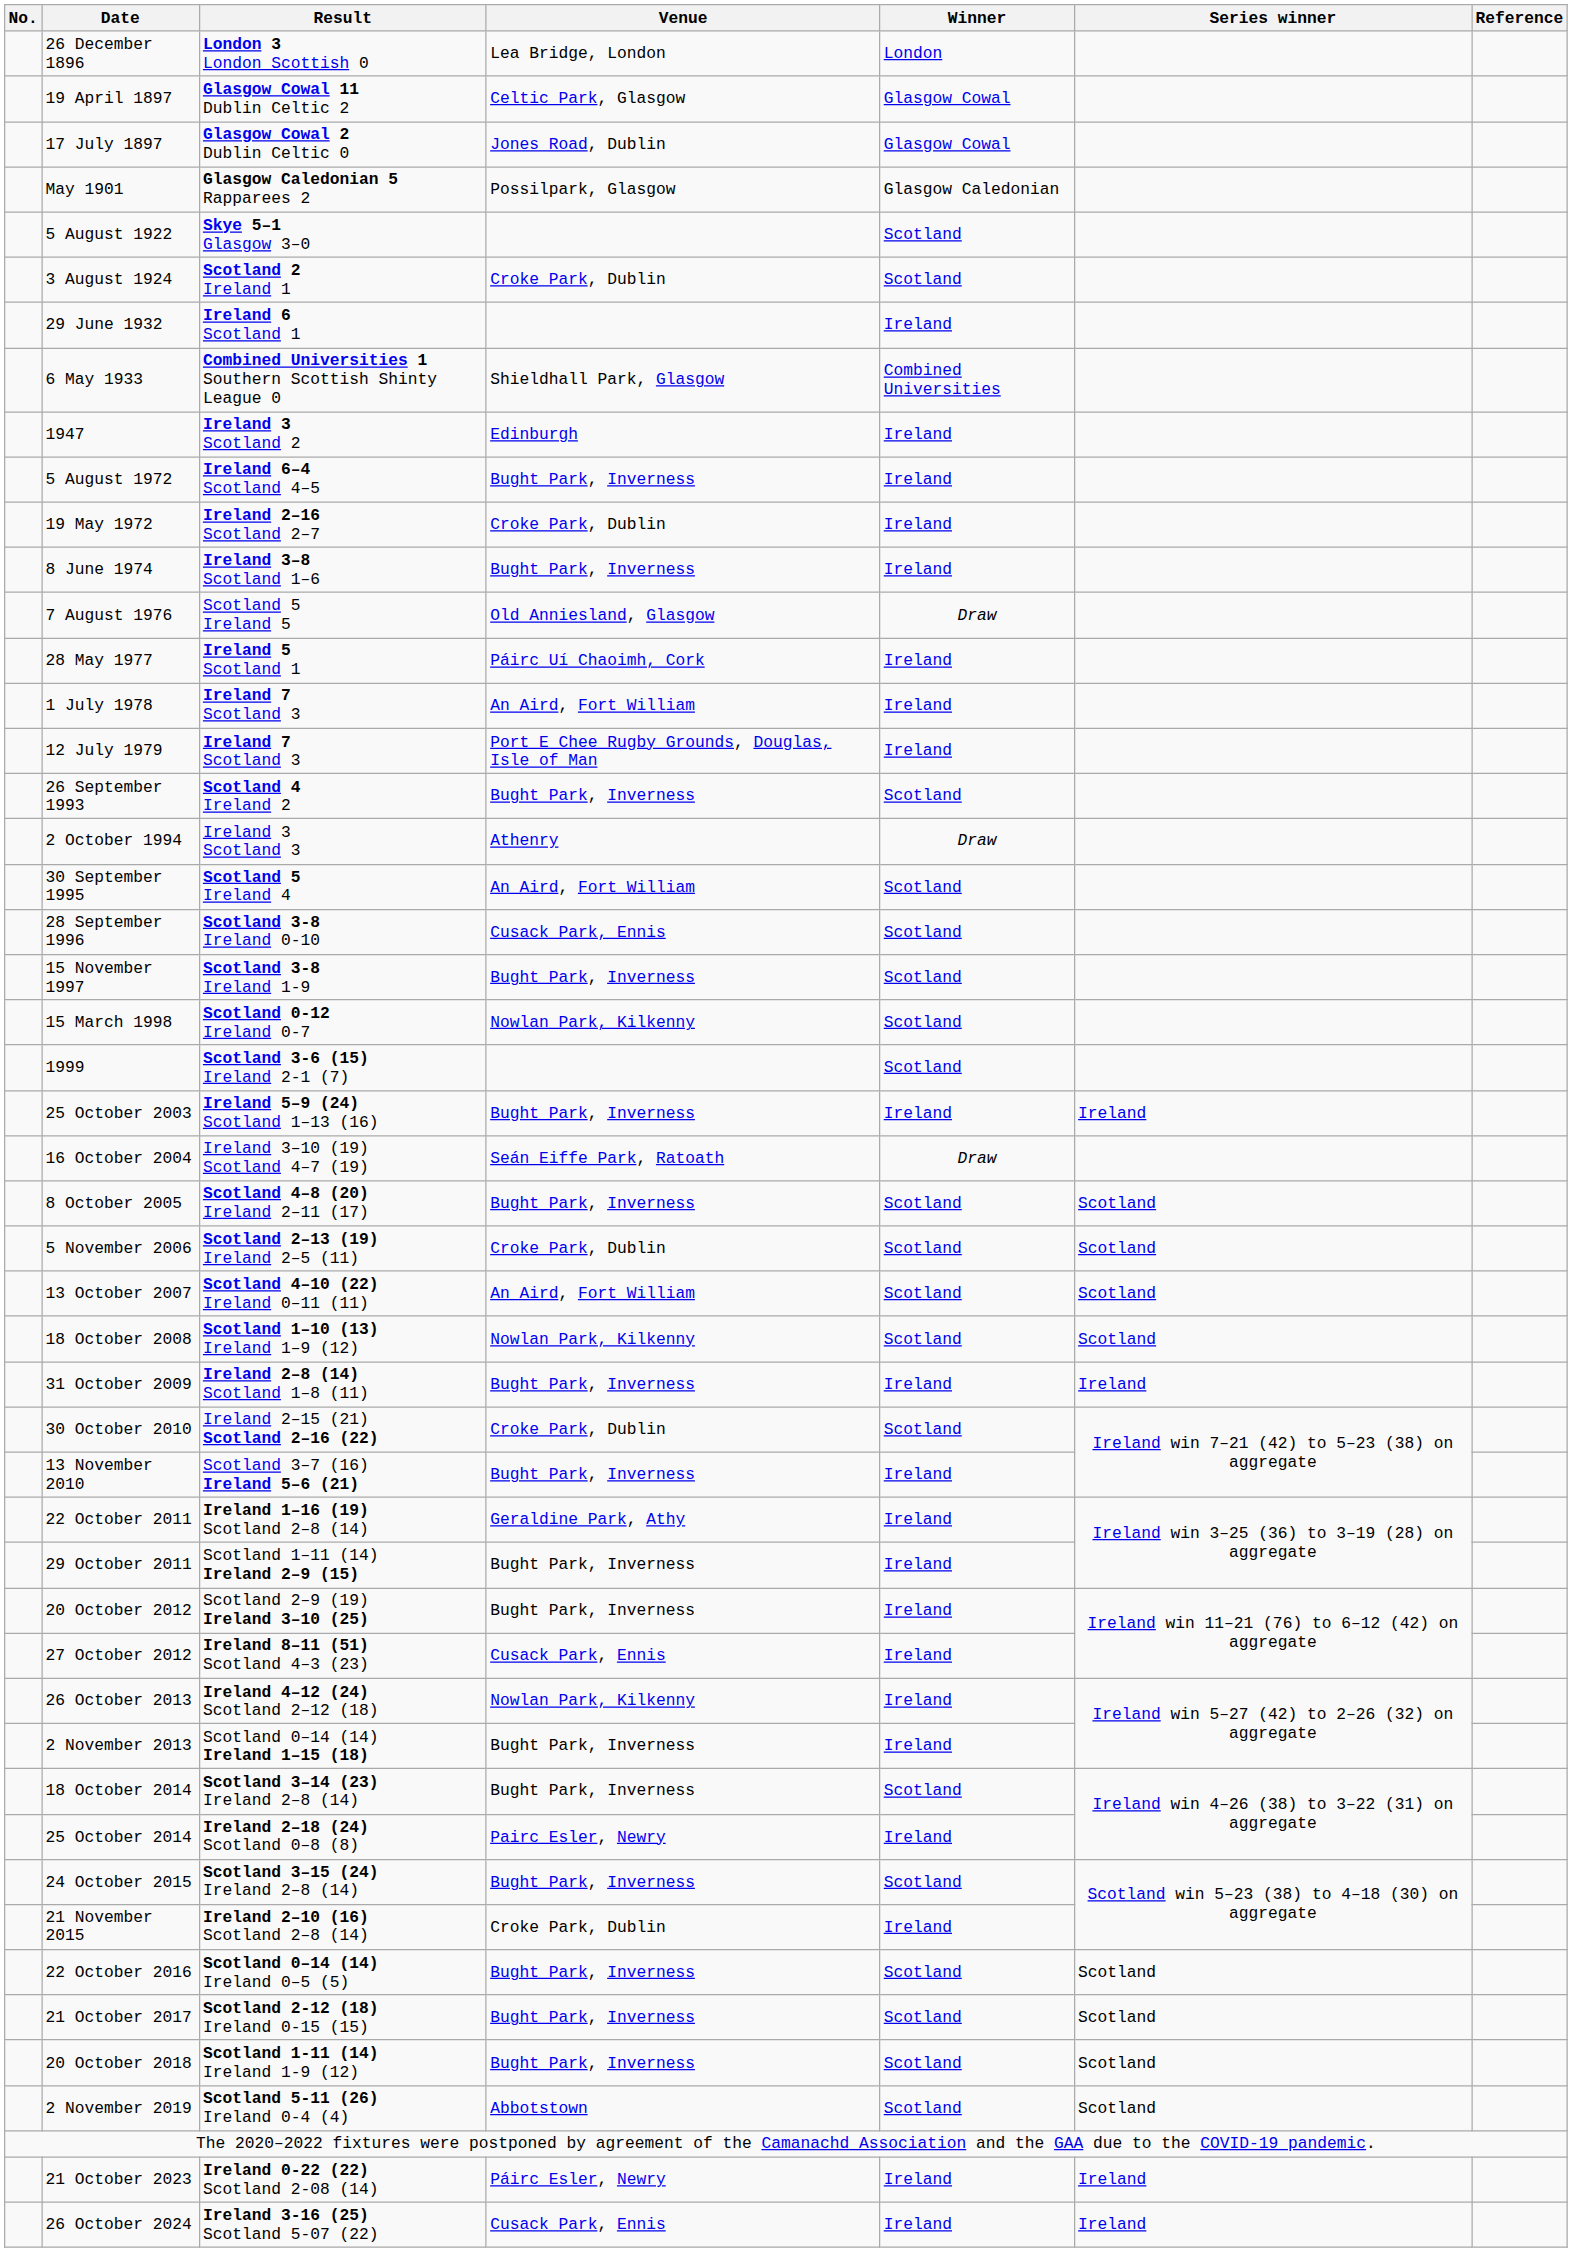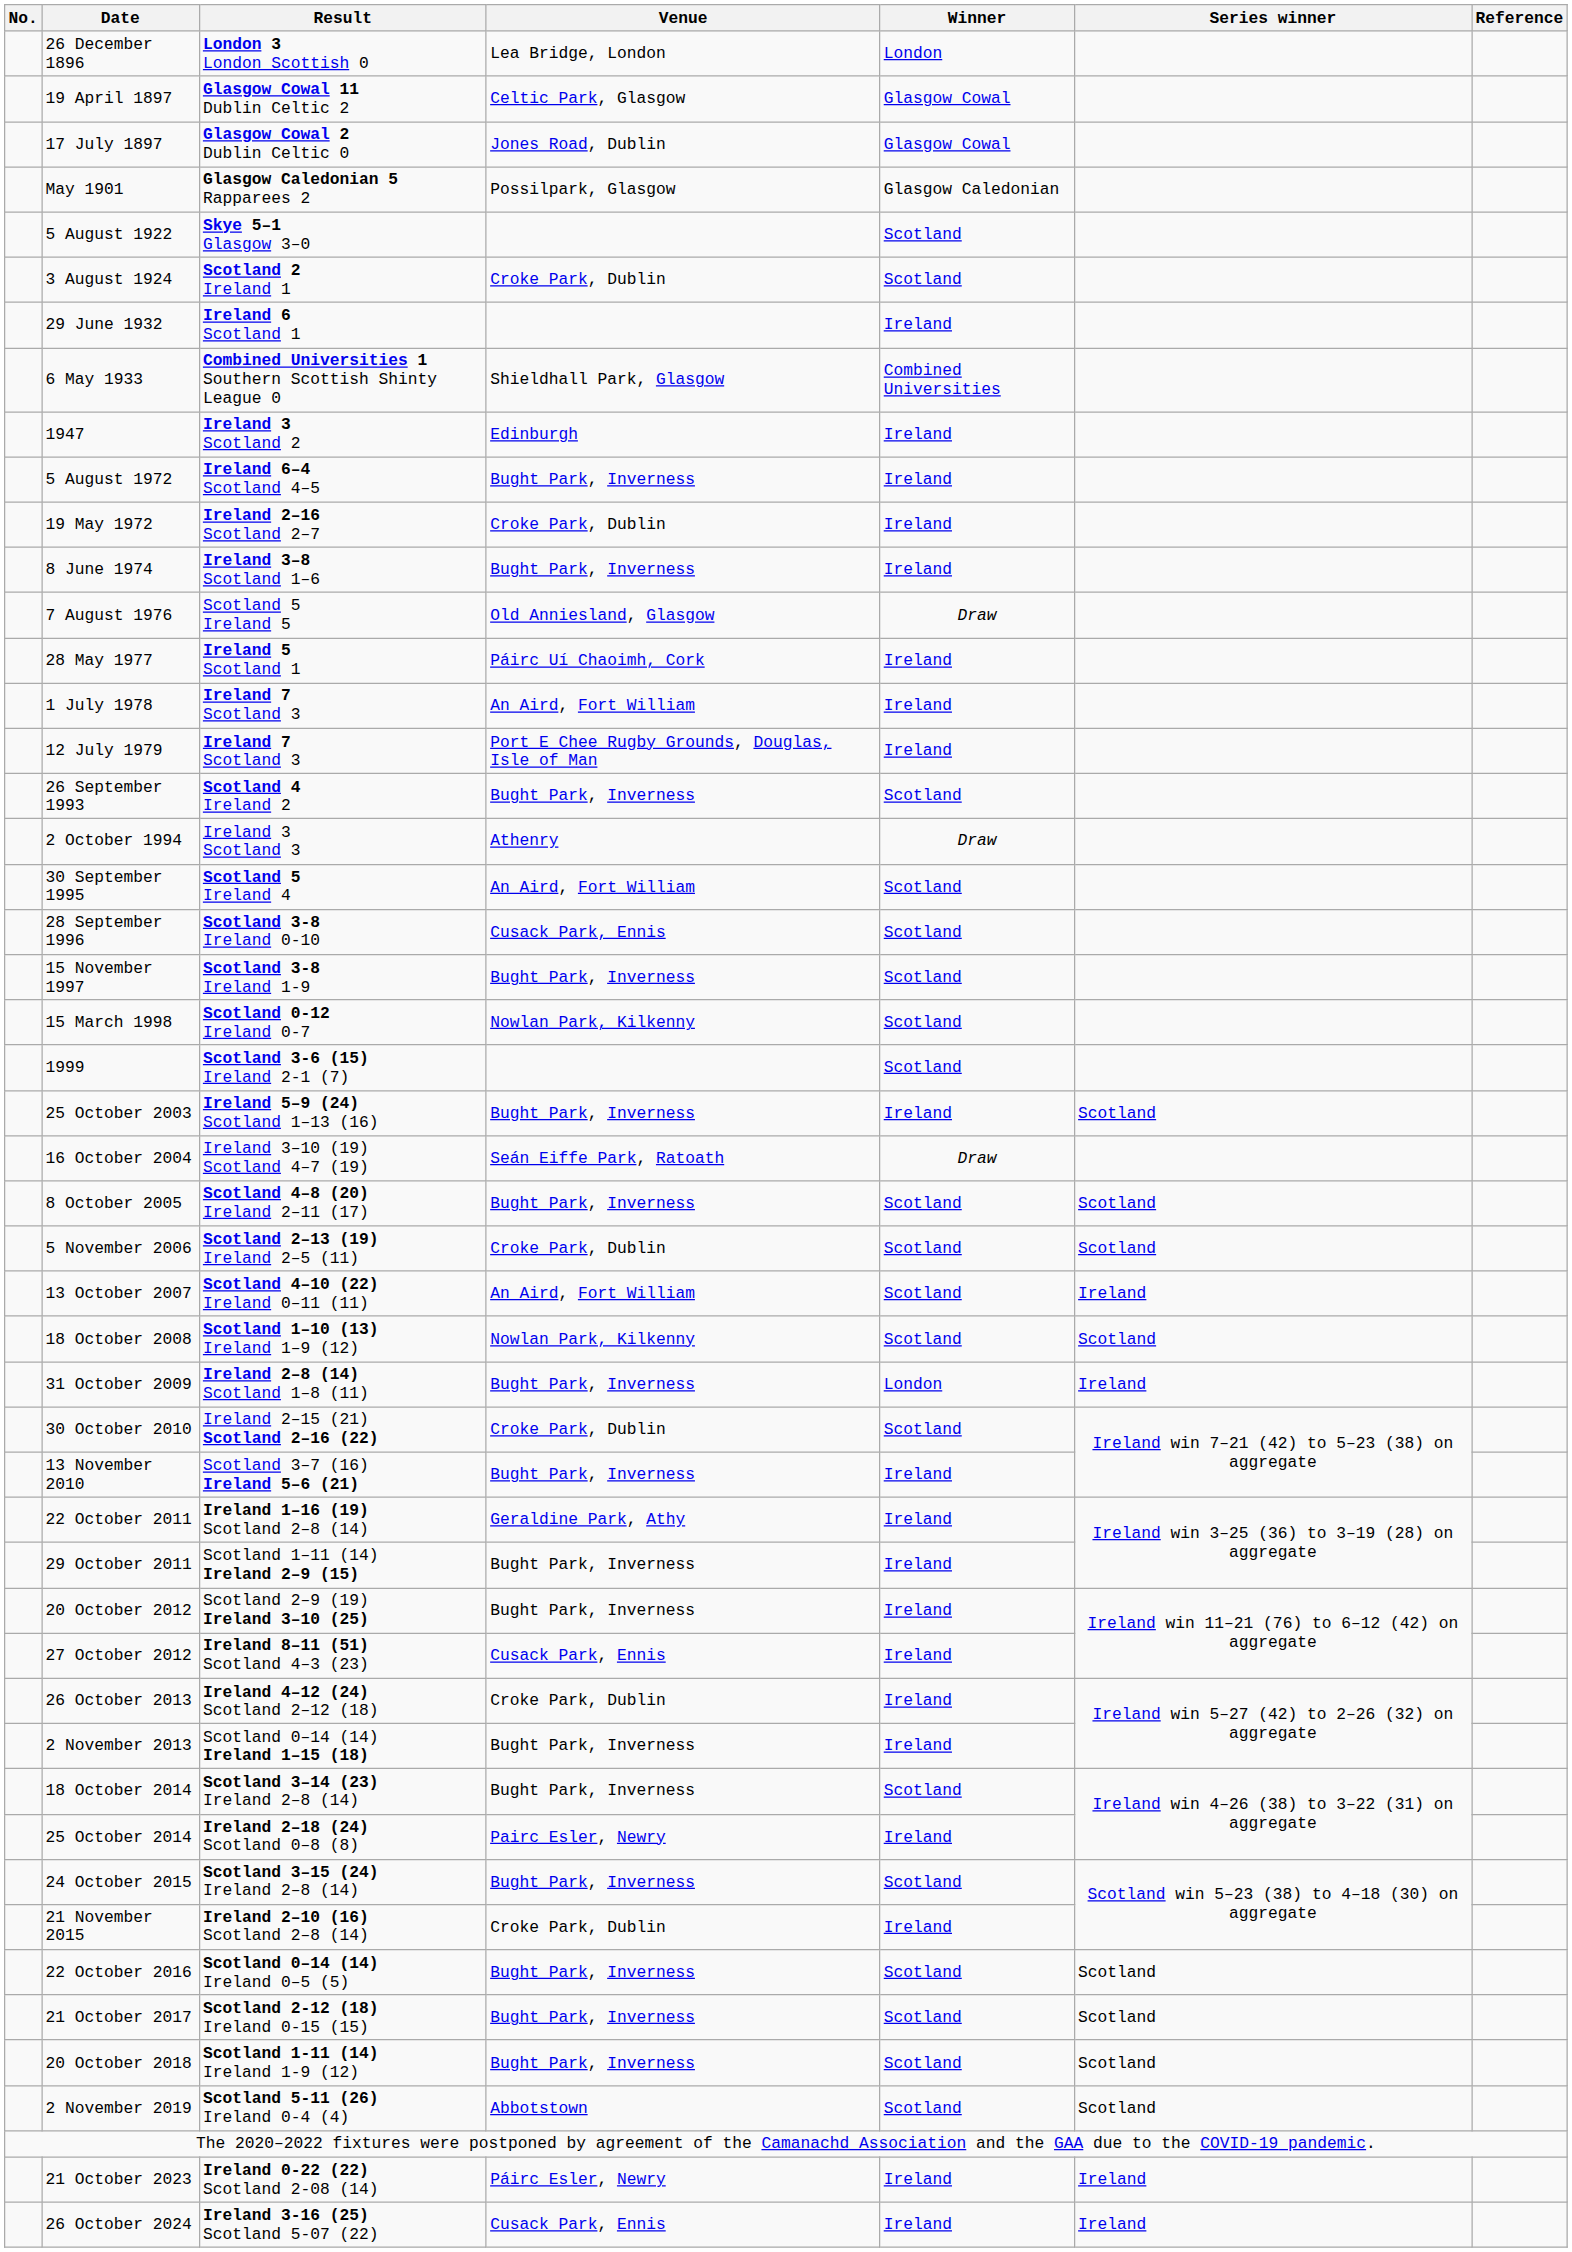(1112, 1113) Ireland -> (1117, 1113) Scotland
(1117, 1294) Scotland -> (1112, 1294) Ireland
(918, 1384) Ireland -> (913, 1384) London
(593, 1701) Nowlan Park, Kilkenny -> (578, 1701) Croke Park, Dublin
